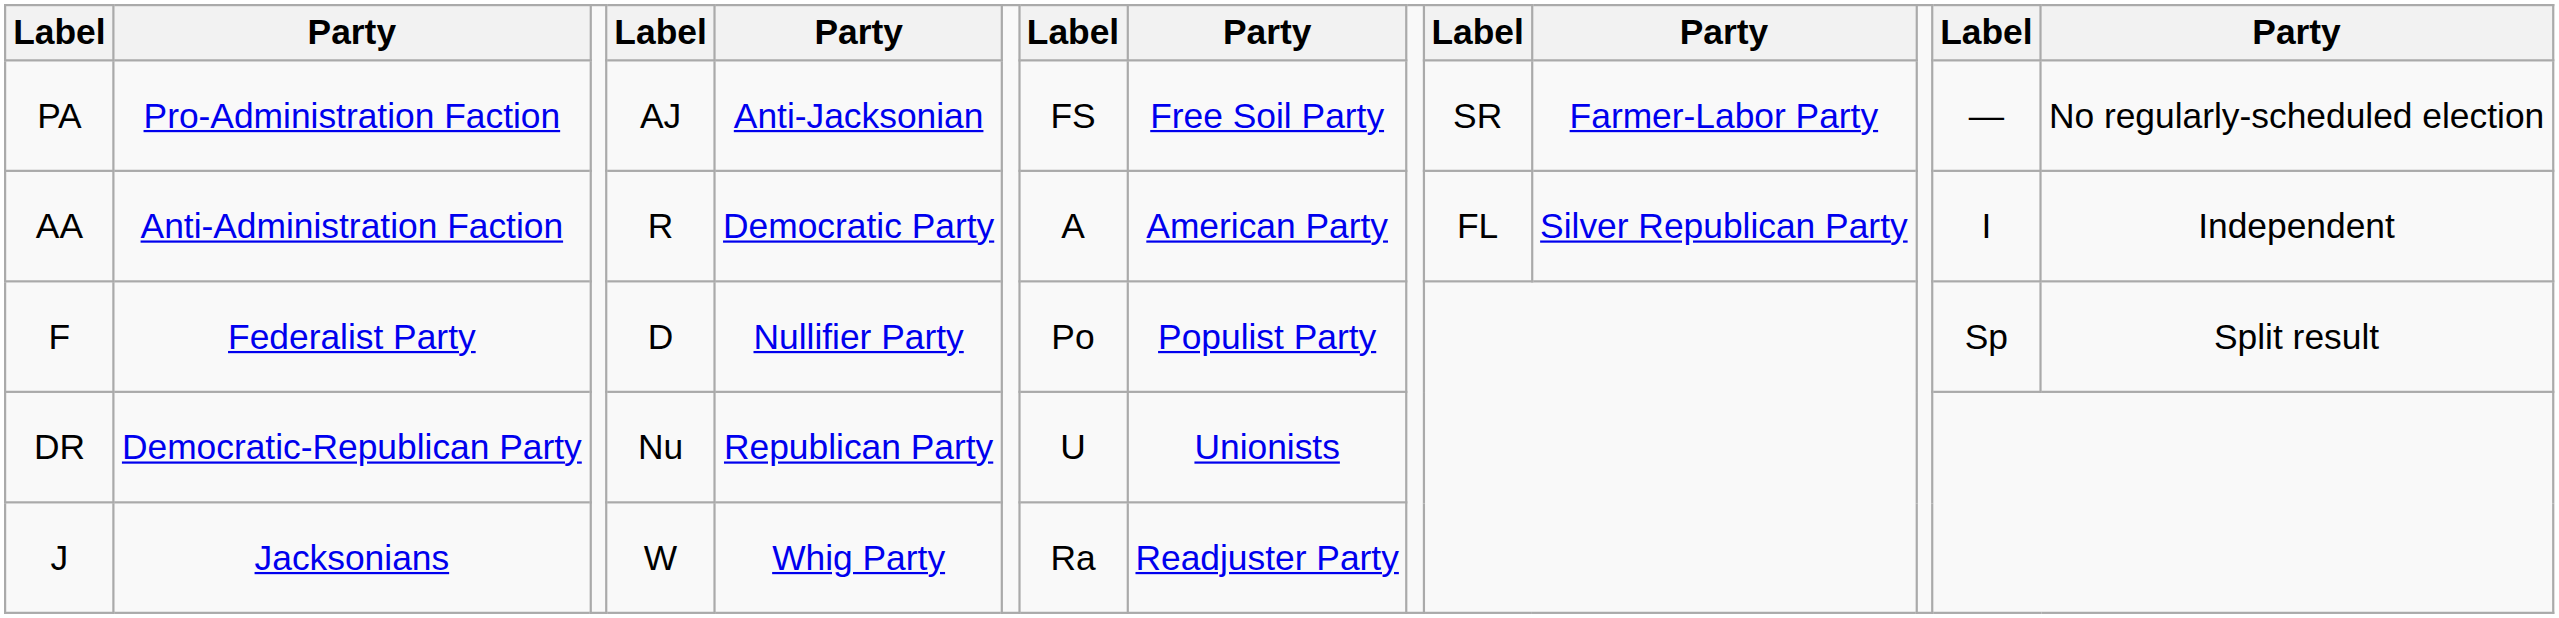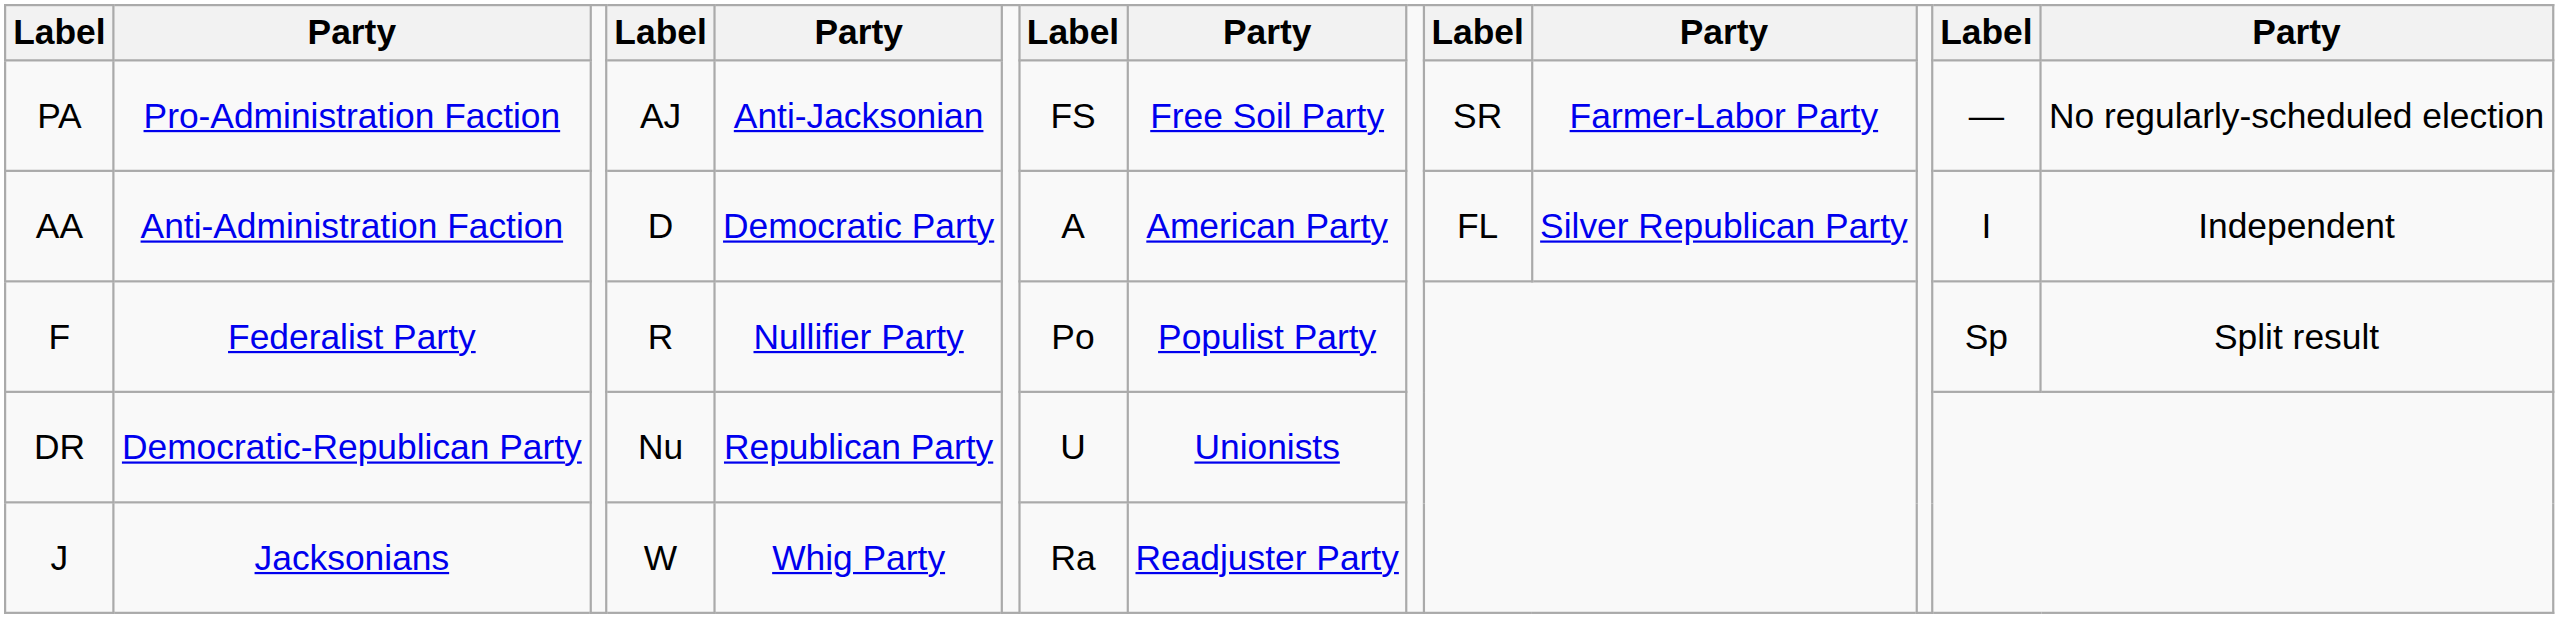(661, 226) R -> (661, 226) D
(661, 336) D -> (661, 336) R
